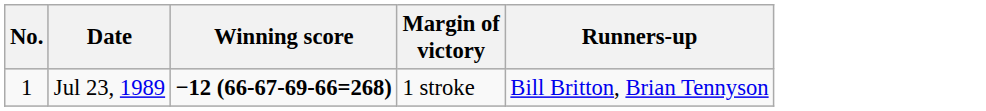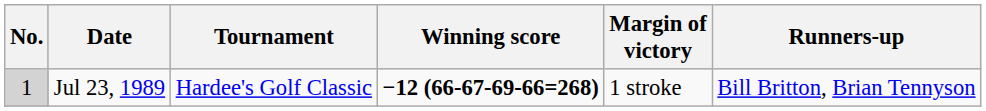+ column: (274, 36)
(27, 87) no background -> (27, 87) lightgrey background
